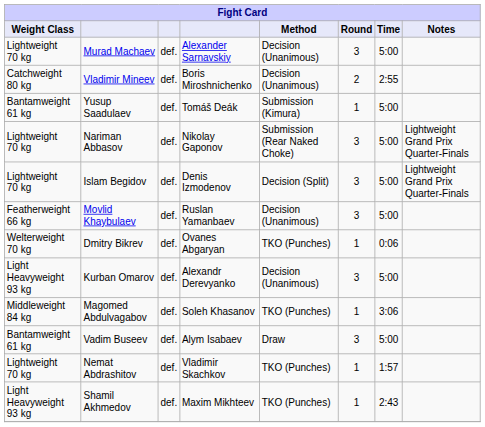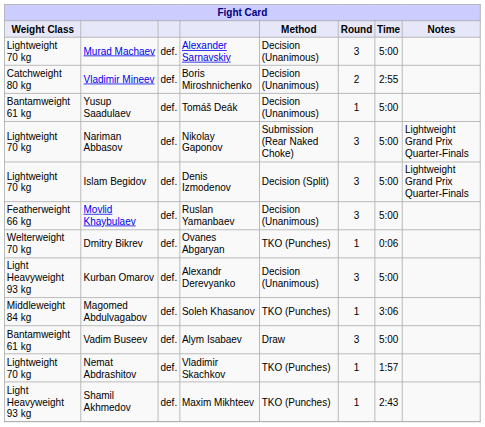(288, 107) Submission (Kimura) -> (290, 107) Decision (Unanimous)
